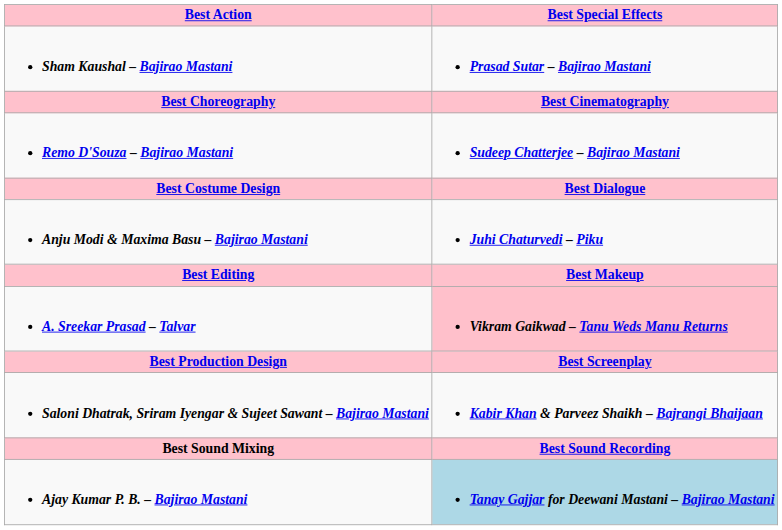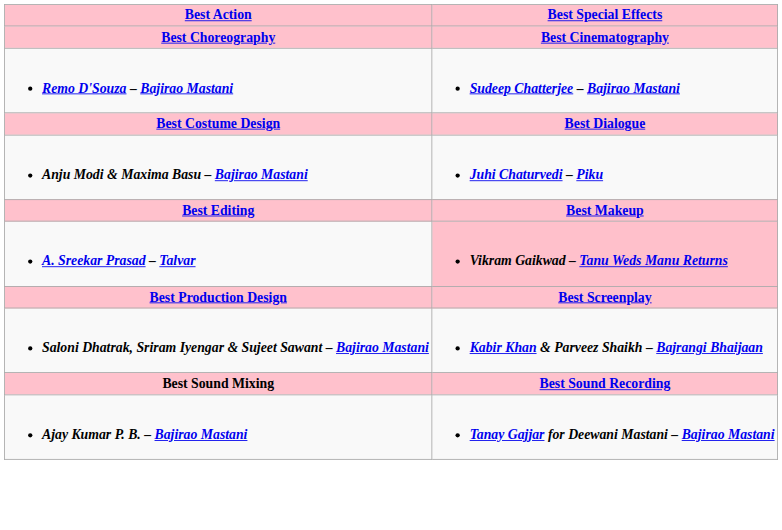- row: (218, 66)
(605, 500) lightblue background -> (605, 435) no background
